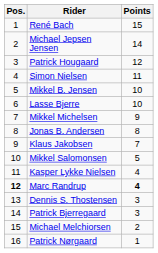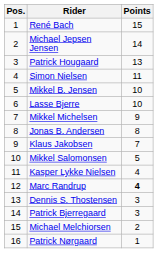(137, 62) 12 -> (137, 62) 13
(16, 186) bold -> (16, 186) normal
